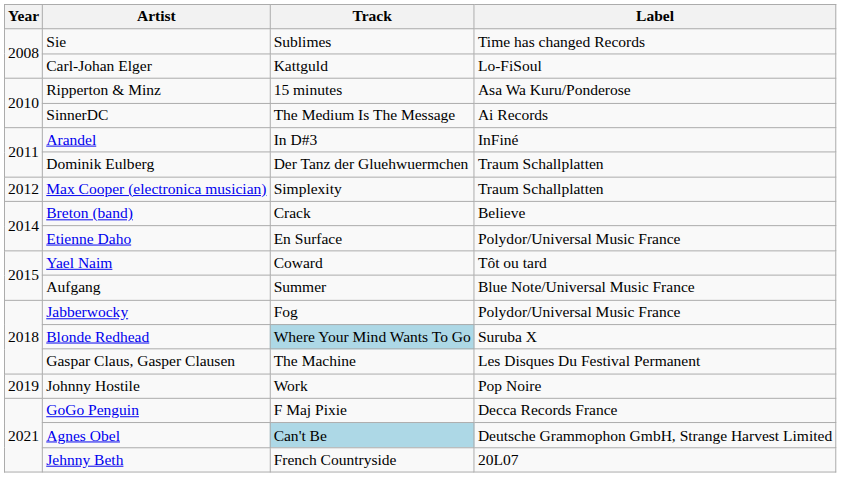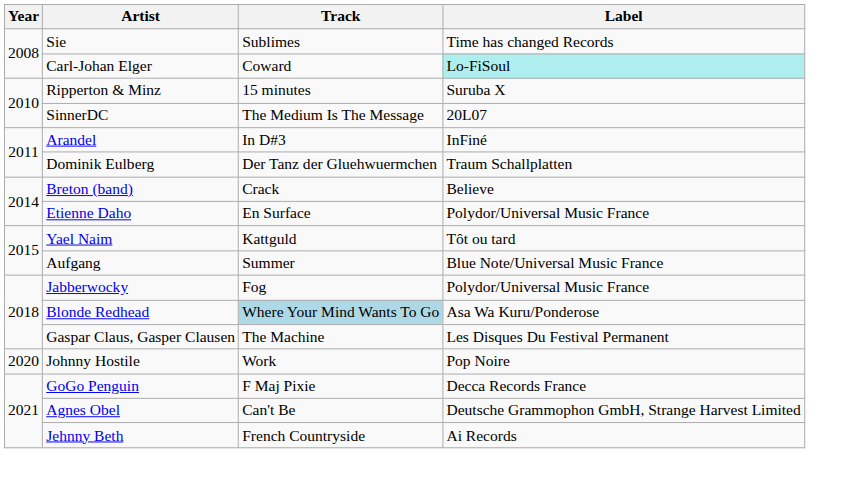(301, 66) Kattguld -> (267, 66) Coward
(510, 66) no background -> (478, 66) paleturquoise background
(554, 90) Asa Wa Kuru/Ponderose -> (476, 90) Suruba X
(513, 115) Ai Records -> (467, 115) 20L07
- row: (156, 189)
(298, 262) Coward -> (269, 238) Kattguld
(507, 336) Suruba X -> (523, 312) Asa Wa Kuru/Ponderose
(24, 386) 2019 -> (24, 361) 2020
(300, 435) lightblue background -> (269, 410) no background
(498, 459) 20L07 -> (482, 435) Ai Records
